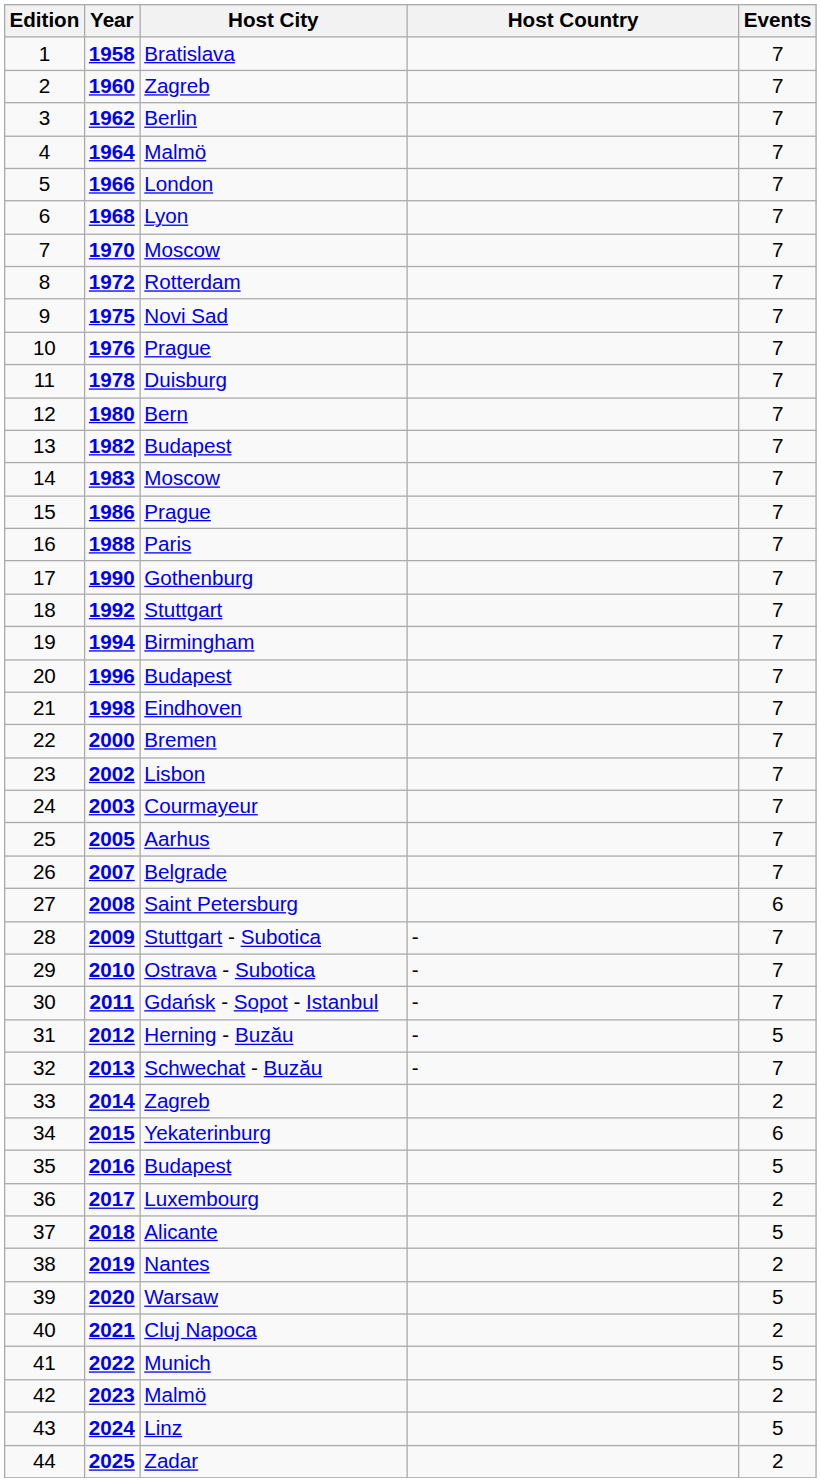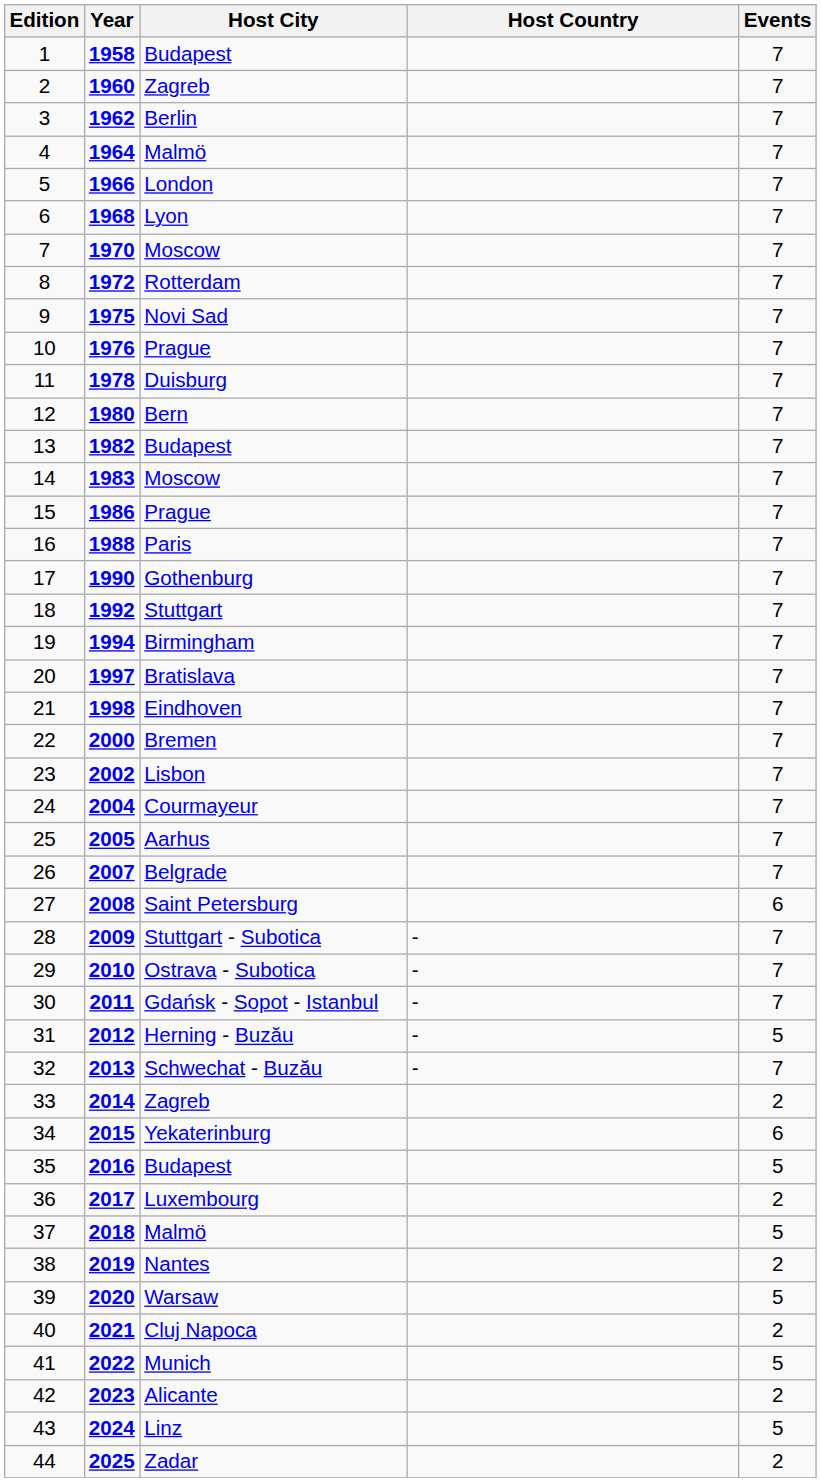(190, 53) Bratislava -> (188, 53) Budapest
(112, 675) 1996 -> (112, 675) 1997
(188, 675) Budapest -> (190, 675) Bratislava
(112, 806) 2003 -> (112, 806) 2004
(181, 1232) Alicante -> (175, 1232) Malmö
(175, 1395) Malmö -> (181, 1395) Alicante
